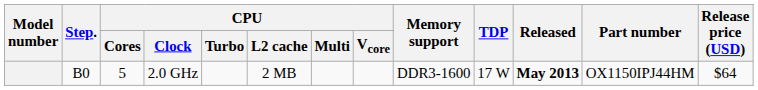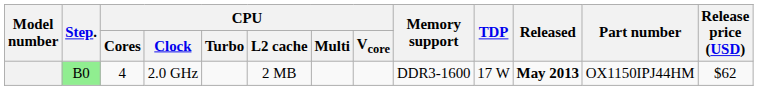(81, 73) no background -> (81, 73) lightgreen background
(122, 73) 5 -> (122, 73) 4
(725, 73) $64 -> (725, 73) $62
